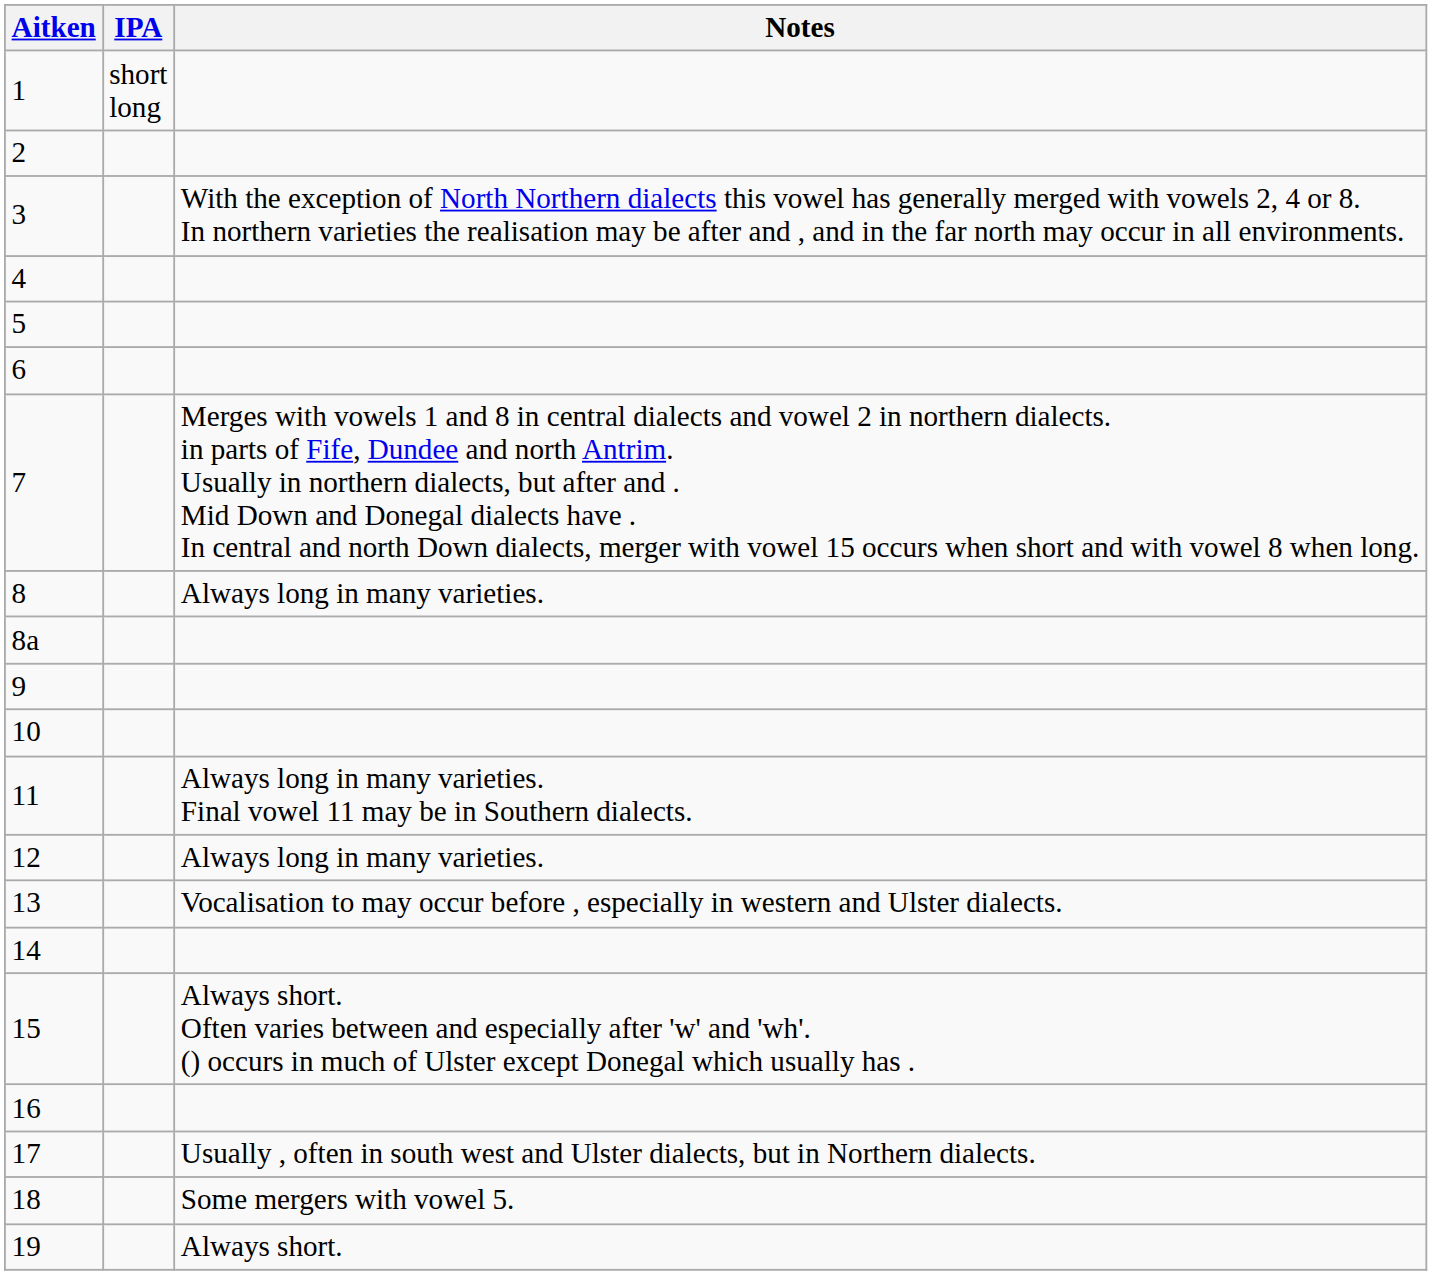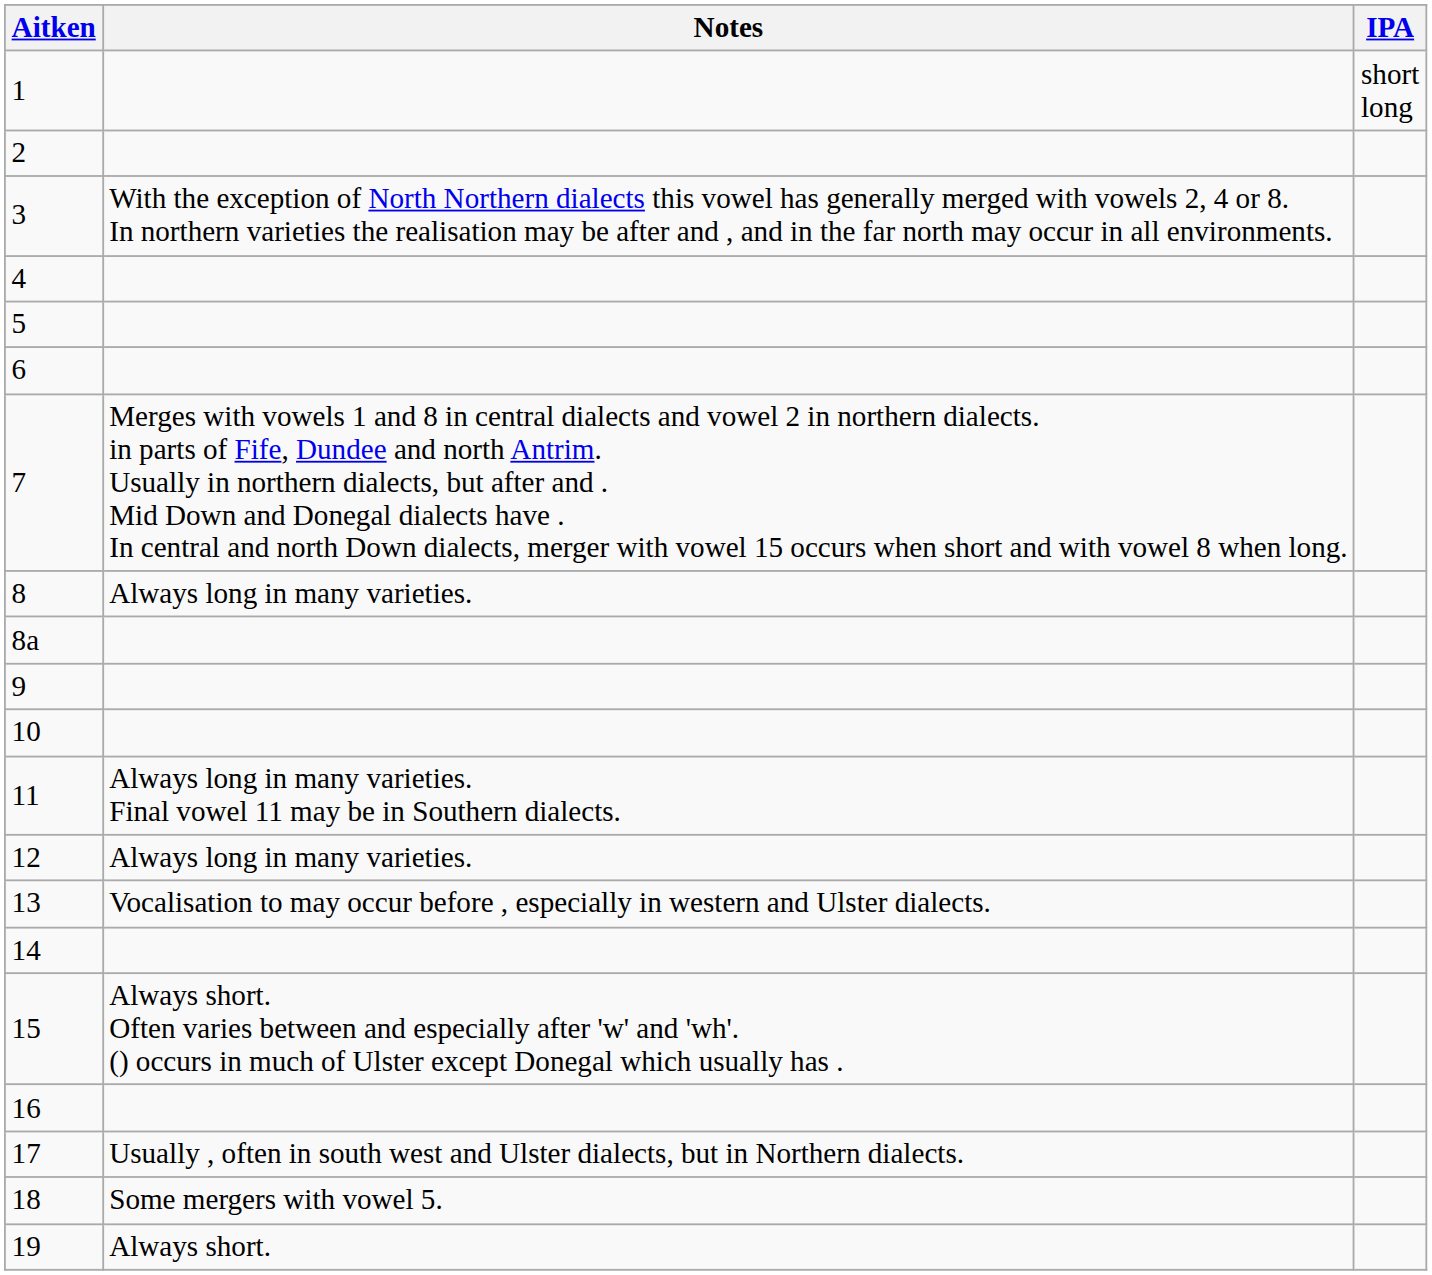columns swapped: (138, 27) <-> (800, 27)
